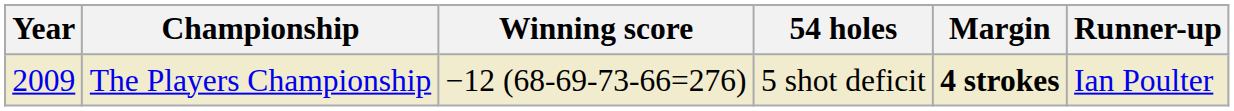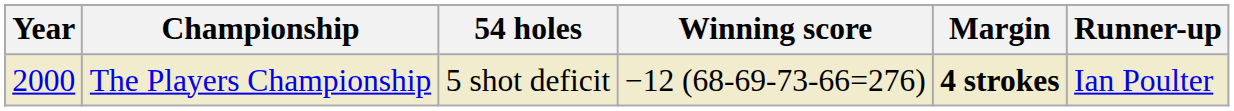columns swapped: (843, 29) <-> (596, 29)
(44, 79) 2009 -> (44, 79) 2000
